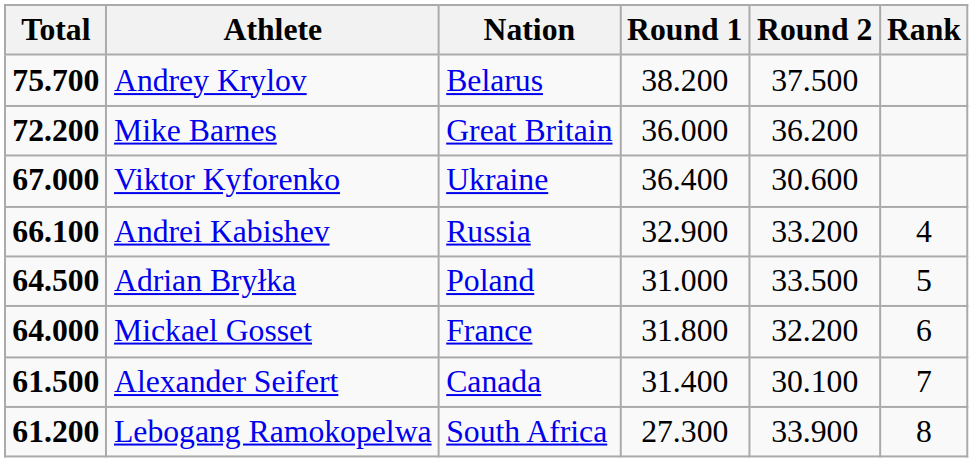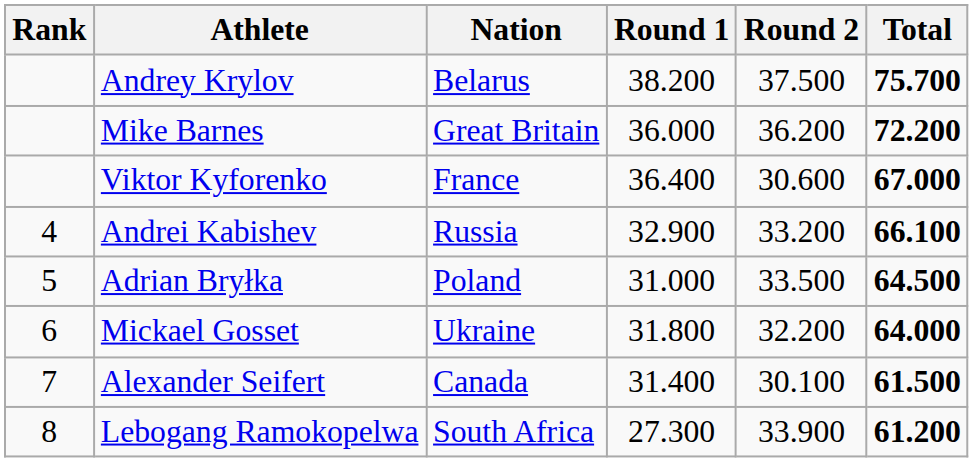columns swapped: (924, 29) <-> (56, 29)
(497, 180) Ukraine -> (476, 180) France
(489, 331) France -> (484, 331) Ukraine
